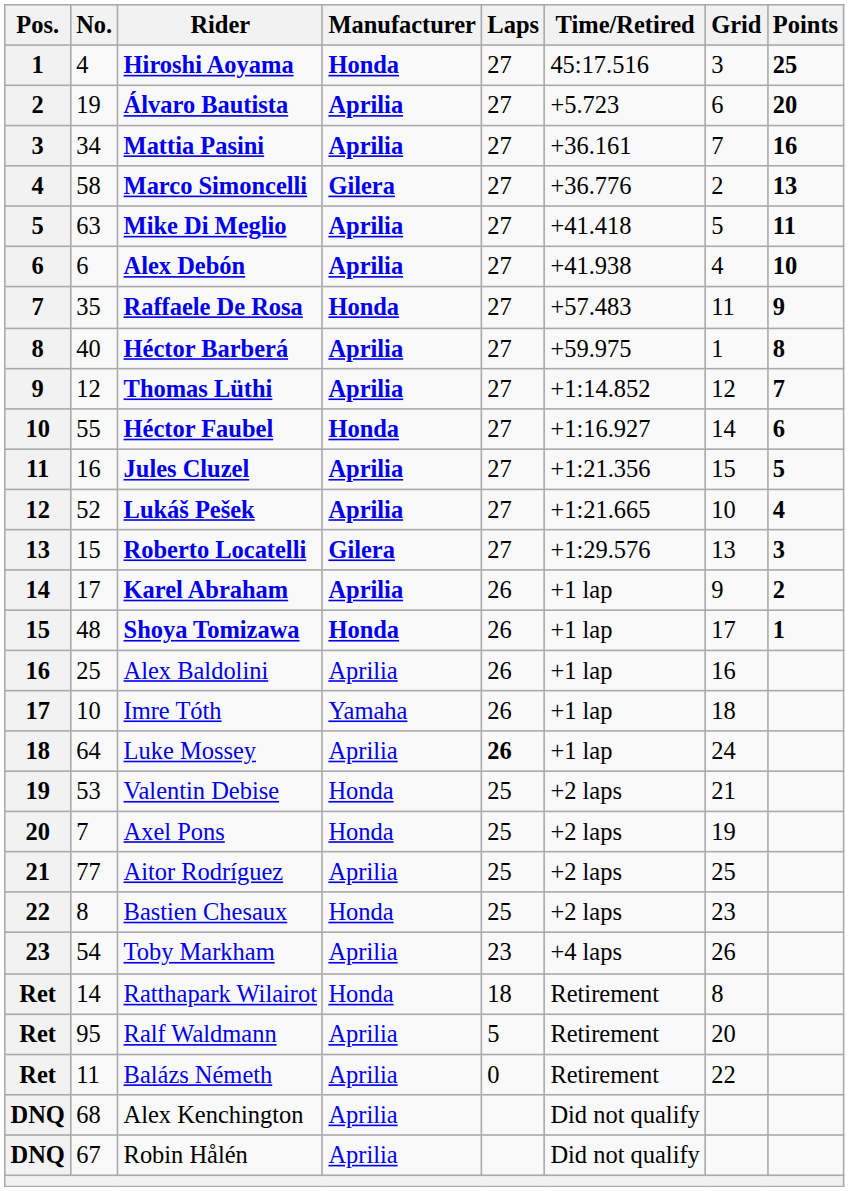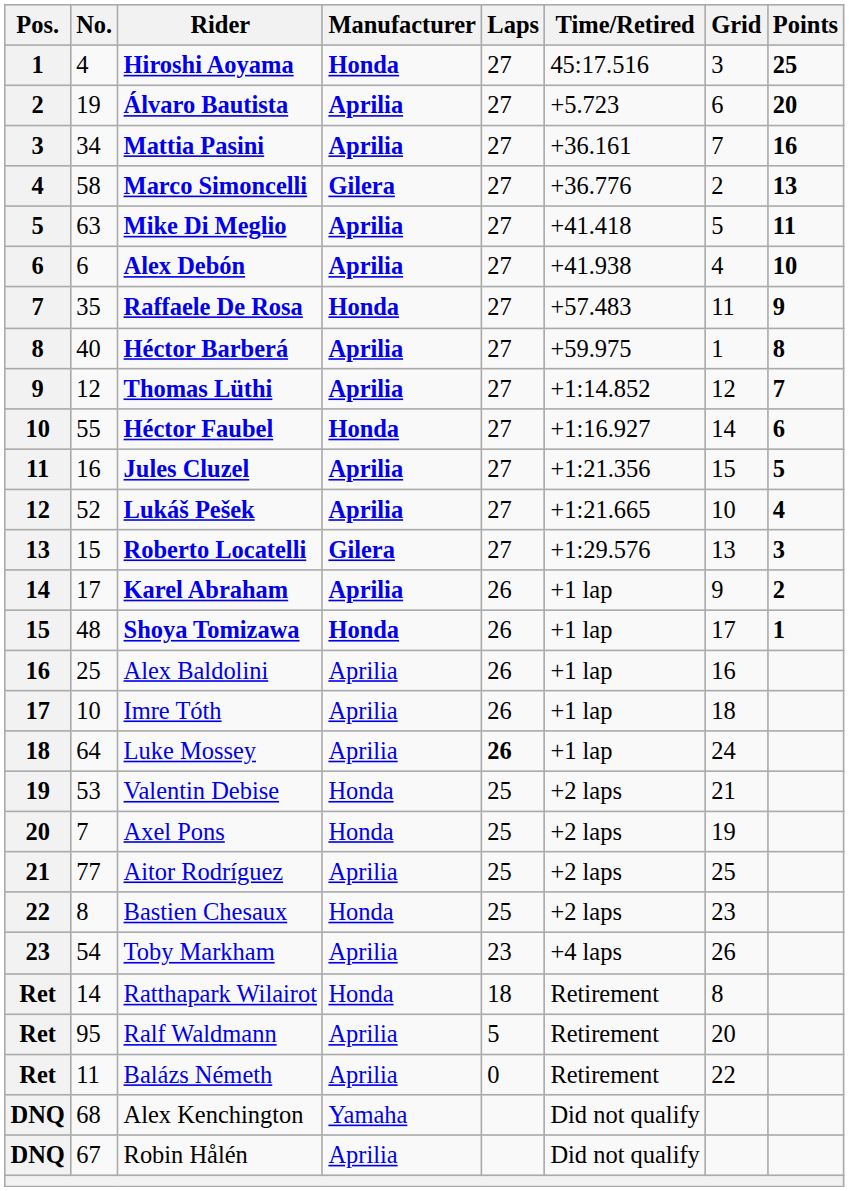(368, 710) Yamaha -> (363, 710) Aprilia
(363, 1114) Aprilia -> (368, 1114) Yamaha
